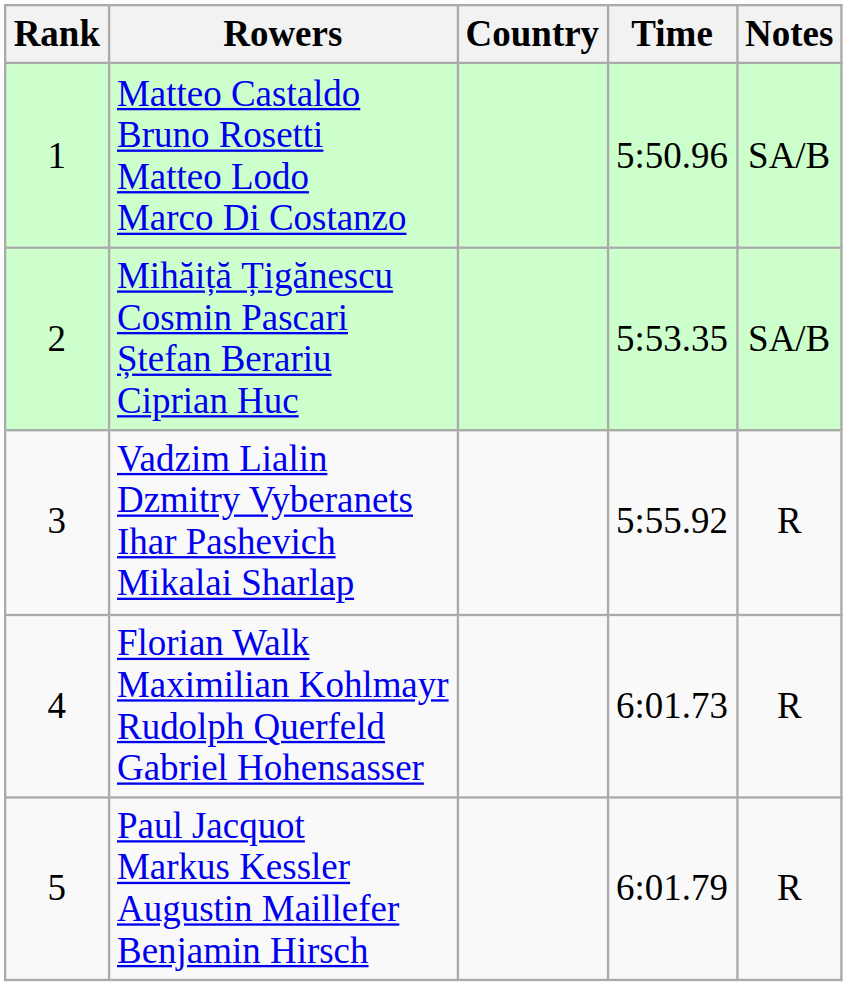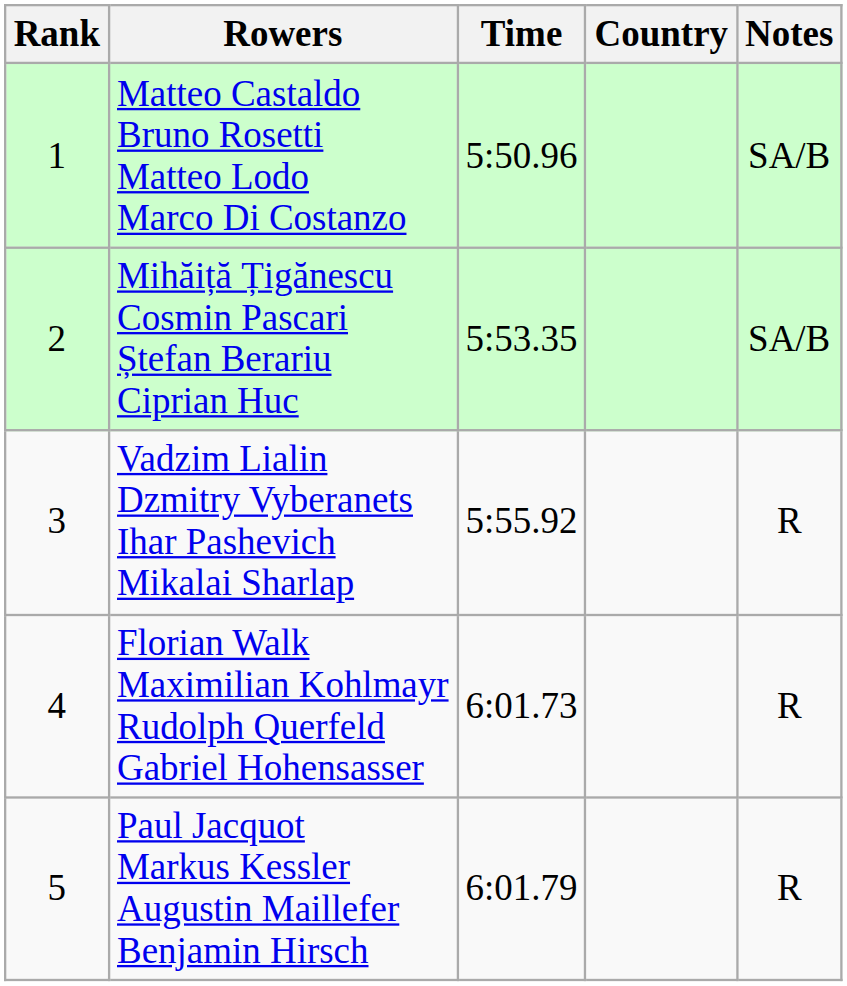columns swapped: (532, 33) <-> (672, 33)
